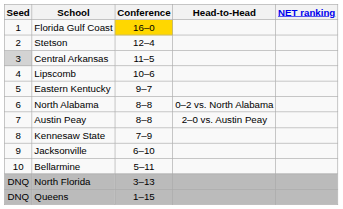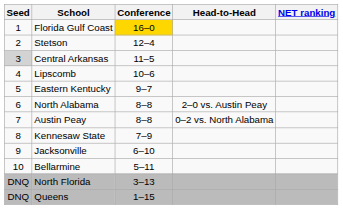(224, 105) 0–2 vs. North Alabama -> (224, 105) 2–0 vs. Austin Peay
(224, 120) 2–0 vs. Austin Peay -> (224, 120) 0–2 vs. North Alabama
